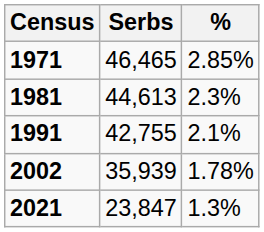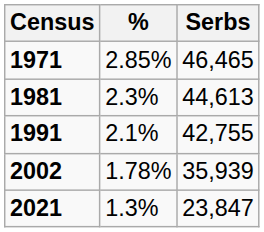columns swapped: (141, 23) <-> (221, 23)
